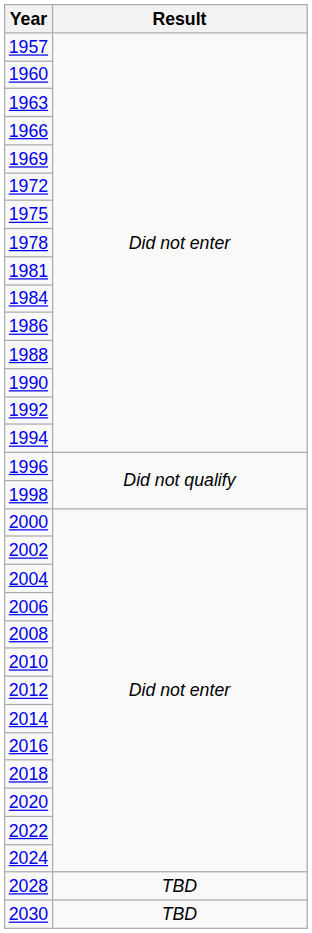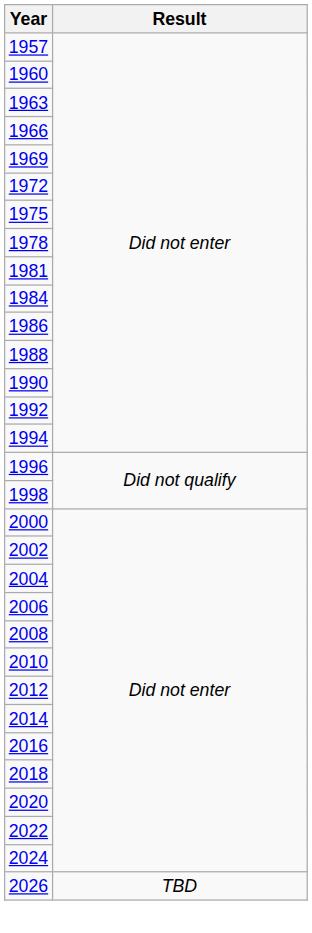+ row: (28, 886)
- row: (28, 886)
- row: (28, 914)
